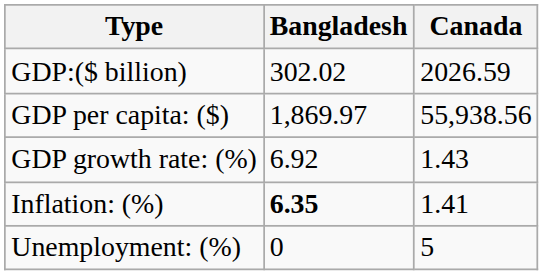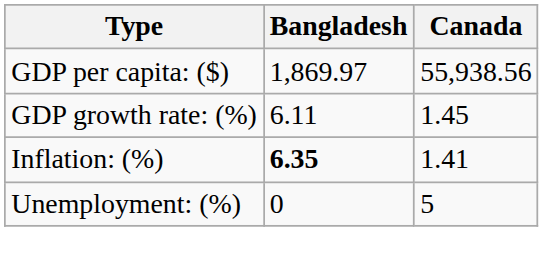- row: (99, 70)
(294, 159) 6.92 -> (294, 114) 6.11
(445, 159) 1.43 -> (445, 114) 1.45
